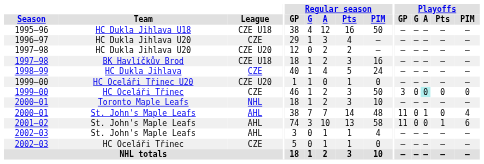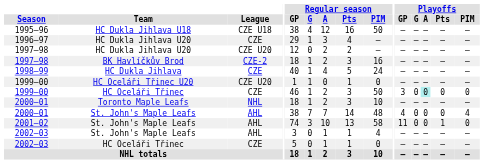(255, 61) CZE U18 -> (255, 61) CZE-2
(403, 113) 11 -> (403, 113) 4
(426, 113) 1 -> (426, 113) 0
(467, 123) 6 -> (467, 123) 0
